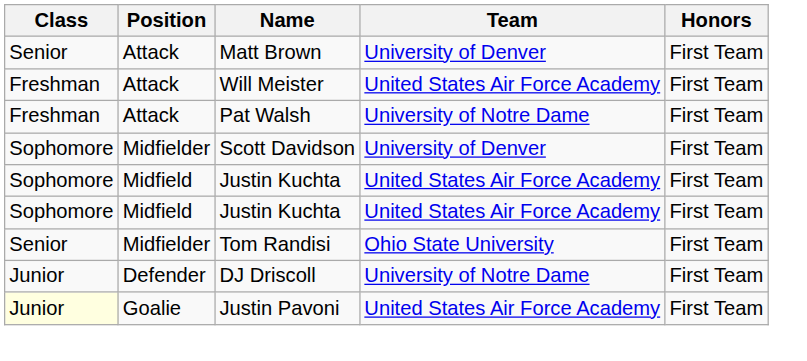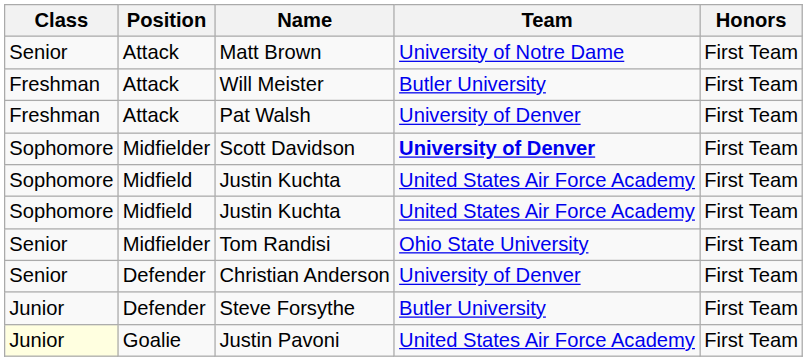(455, 52) University of Denver -> (512, 52) University of Notre Dame
(512, 84) United States Air Force Academy -> (472, 84) Butler University
(477, 116) University of Notre Dame -> (490, 116) University of Denver
(455, 148) normal -> (497, 148) bold
+ row: (164, 276)
+ row: (164, 308)
- row: (164, 276)
